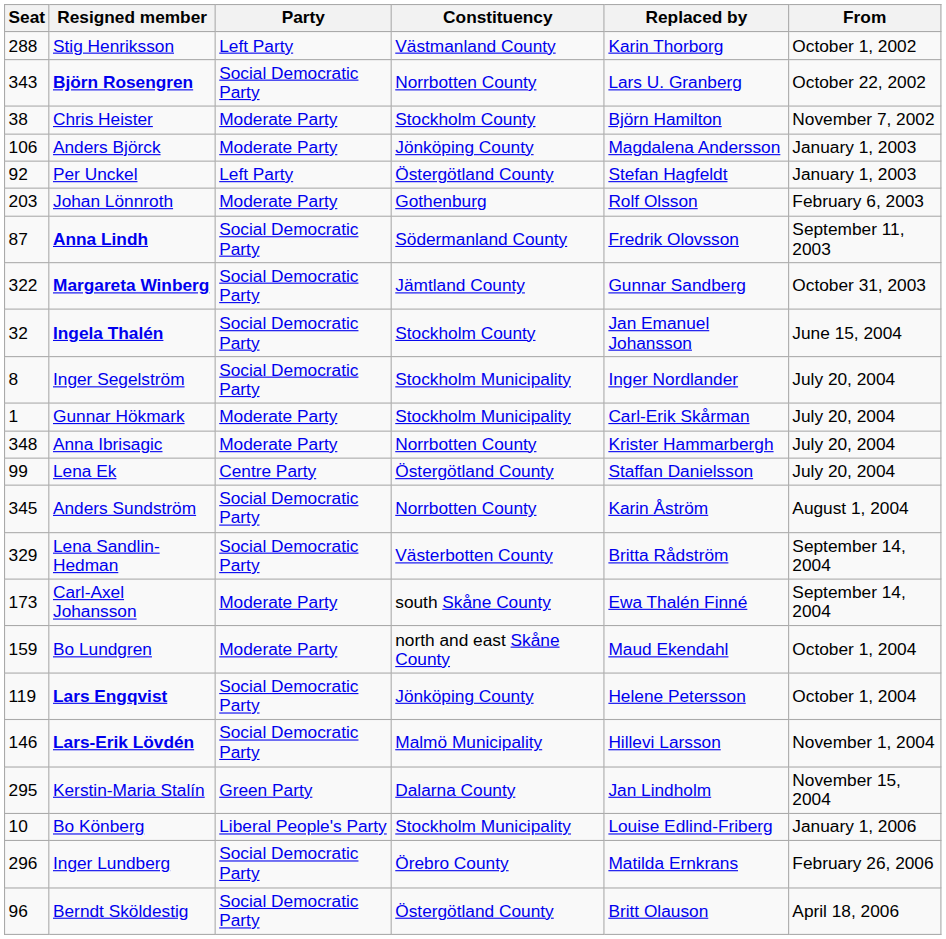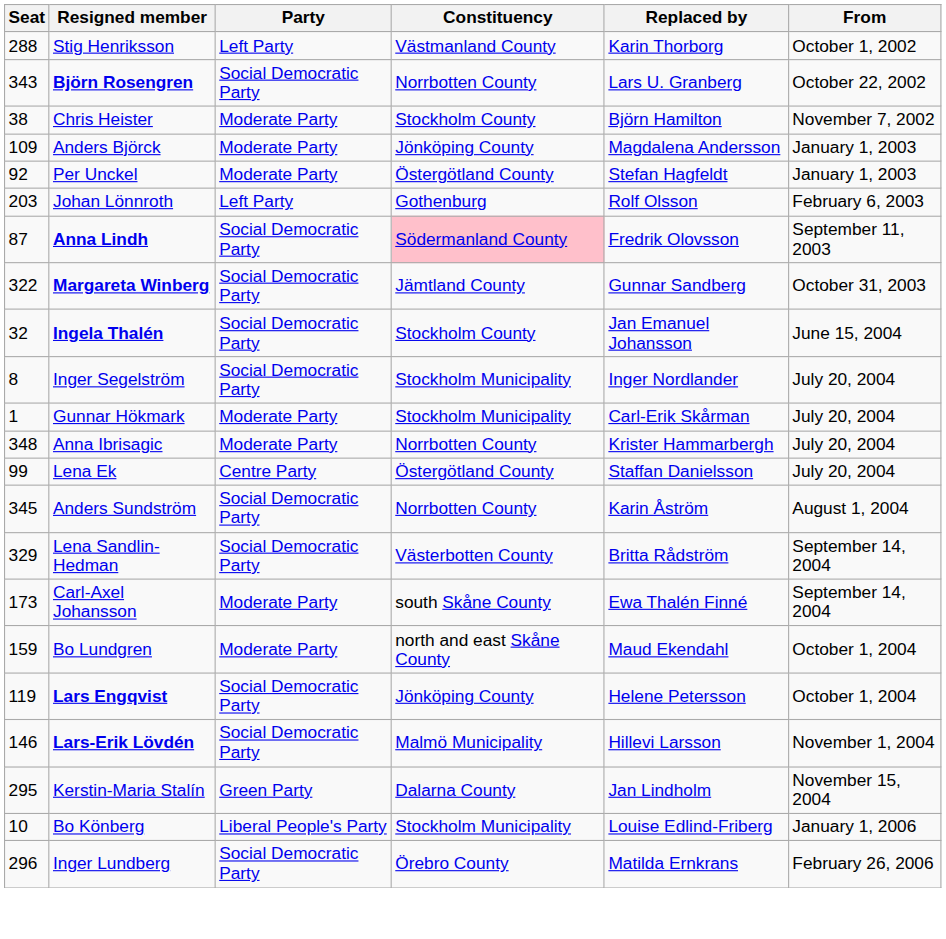(23, 147) 106 -> (23, 147) 109
(256, 174) Left Party -> (278, 174) Moderate Party
(278, 202) Moderate Party -> (256, 202) Left Party
(481, 239) no background -> (481, 239) pink background
- row: (121, 910)
